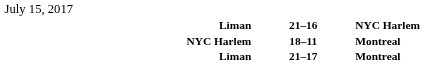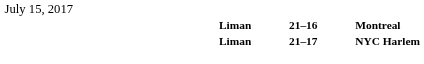(388, 25) NYC Harlem -> (378, 25) Montreal
- row: (303, 41)
(378, 56) Montreal -> (388, 41) NYC Harlem
